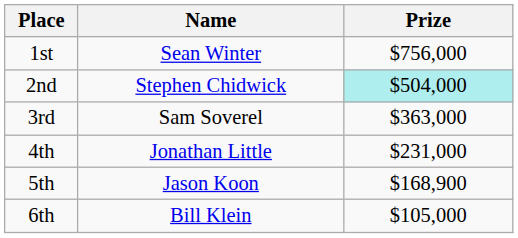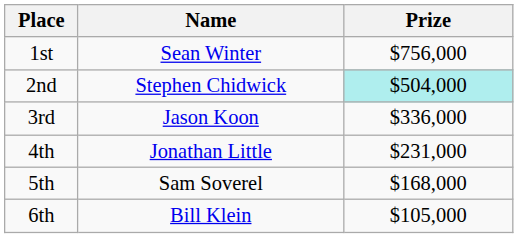(211, 118) Sam Soverel -> (211, 118) Jason Koon
(428, 118) $363,000 -> (428, 118) $336,000
(211, 183) Jason Koon -> (211, 183) Sam Soverel
(428, 183) $168,900 -> (428, 183) $168,000
